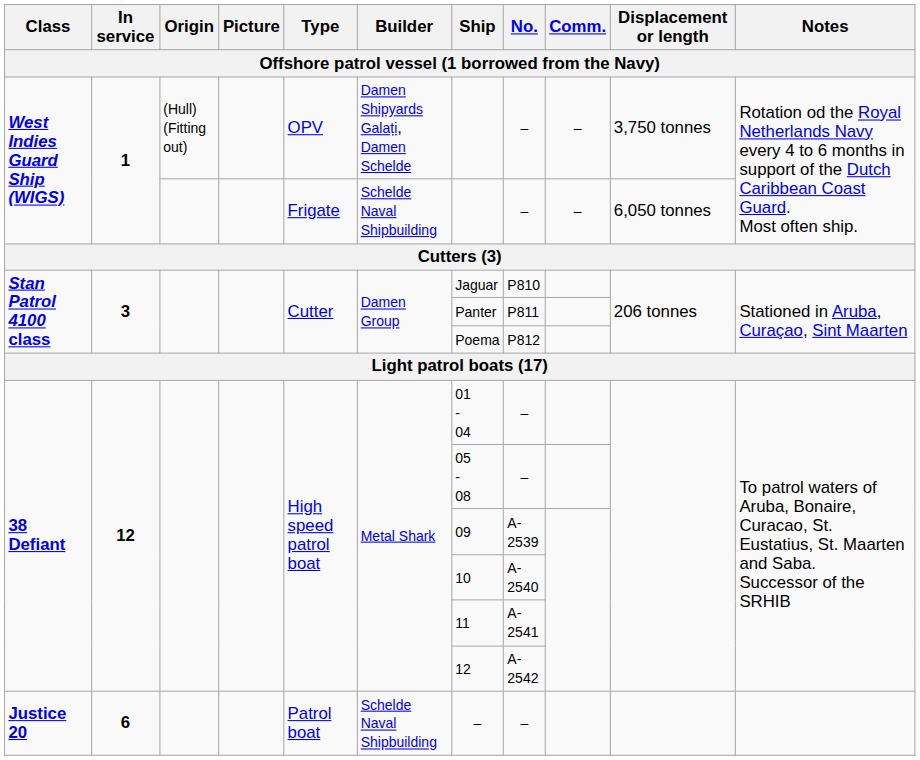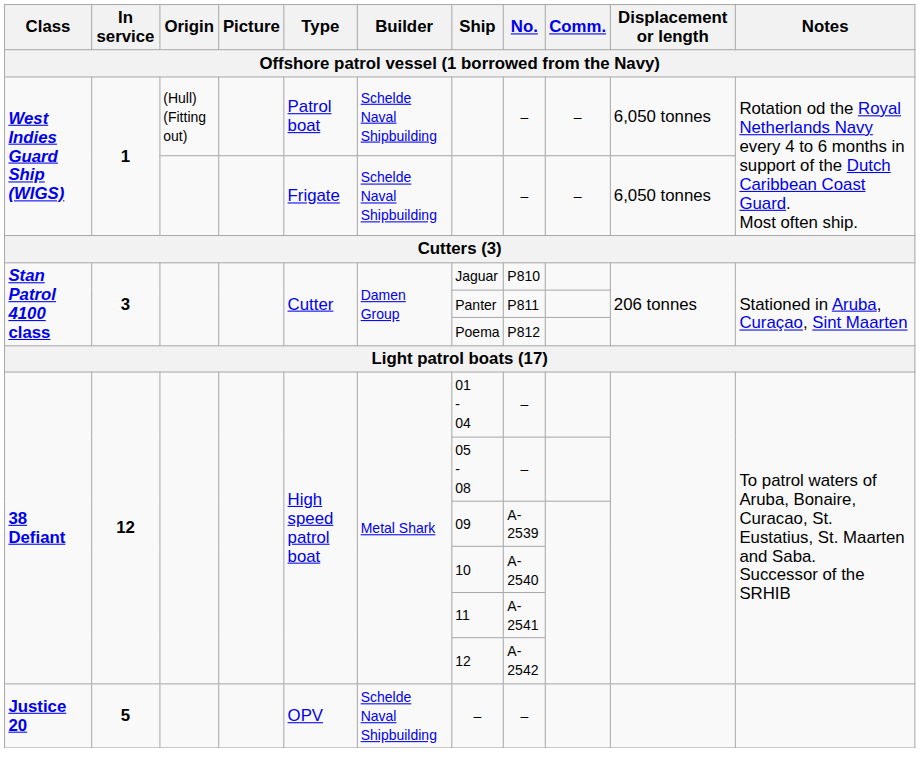(305, 127) OPV -> (310, 116) Patrol boat
(392, 127) Damen Shipyards Galați, Damen Schelde -> (399, 116) Schelde Naval Shipbuilding
(662, 127) 3,750 tonnes -> (662, 116) 6,050 tonnes
(125, 723) 6 -> (125, 715) 5
(310, 723) Patrol boat -> (305, 715) OPV
